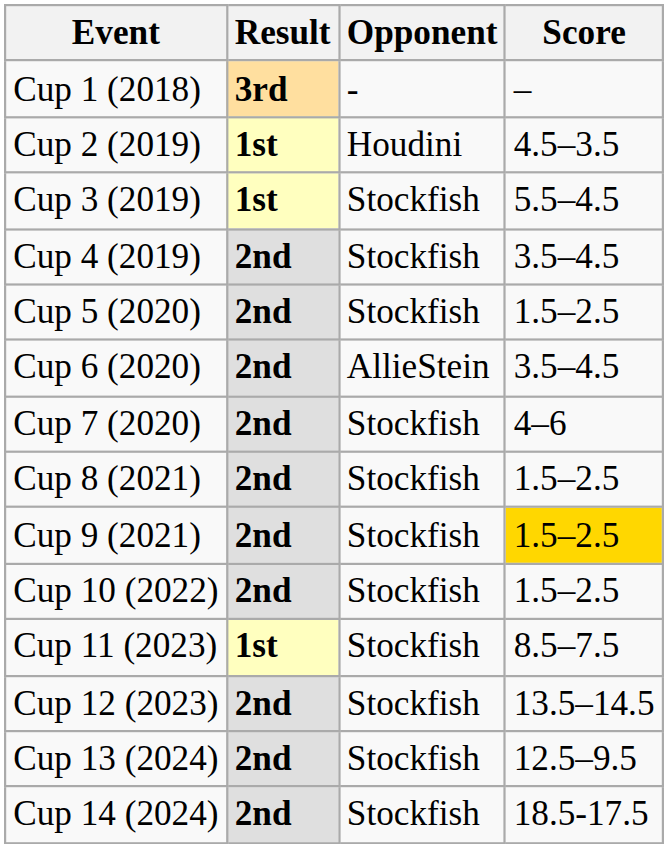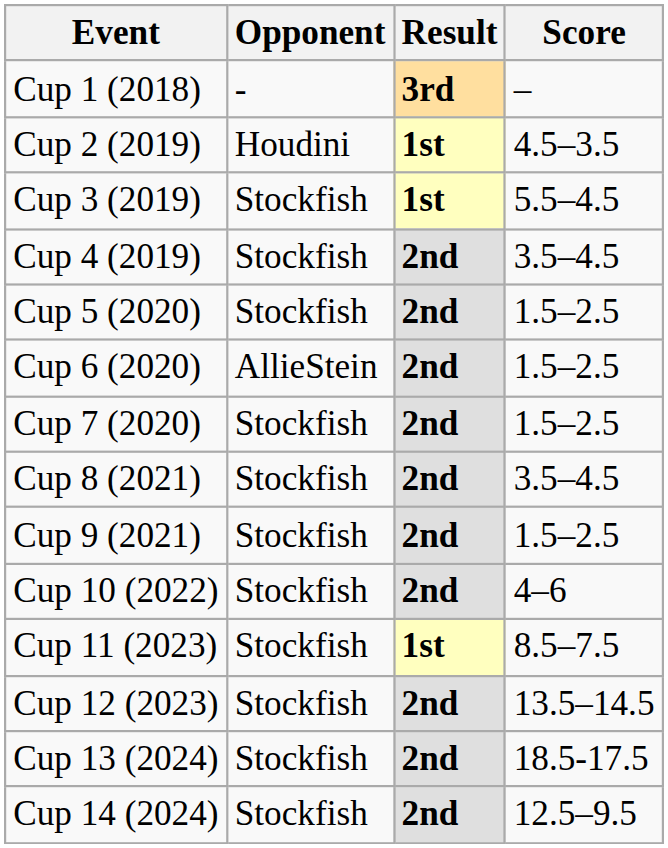columns swapped: (283, 32) <-> (422, 32)
(566, 367) 3.5–4.5 -> (566, 367) 1.5–2.5
(540, 423) 4–6 -> (566, 423) 1.5–2.5
(566, 479) 1.5–2.5 -> (566, 479) 3.5–4.5
(566, 534) gold background -> (566, 534) no background
(566, 590) 1.5–2.5 -> (540, 590) 4–6
(575, 758) 12.5–9.5 -> (581, 758) 18.5-17.5
(581, 813) 18.5-17.5 -> (575, 813) 12.5–9.5
